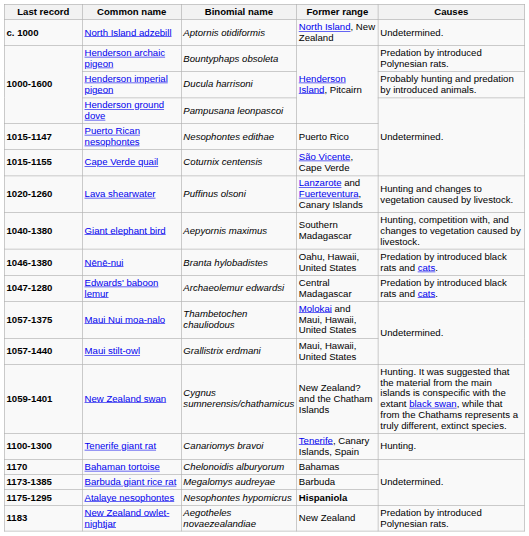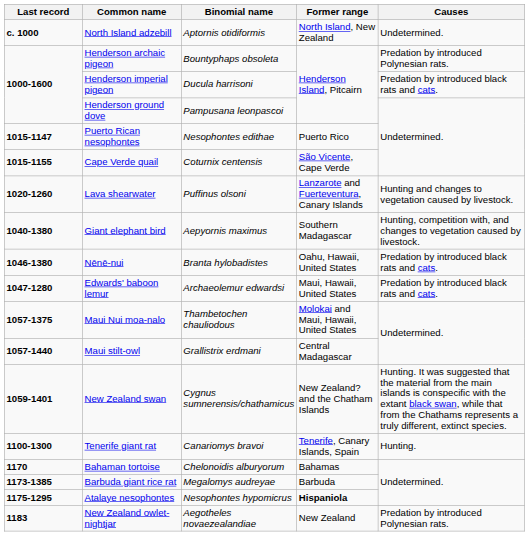(447, 84) Probably hunting and predation by introduced animals. -> (444, 84) Predation by introduced black rats and cats.
(325, 288) Central Madagascar -> (328, 288) Maui, Hawaii, United States
(328, 351) Maui, Hawaii, United States -> (325, 351) Central Madagascar
